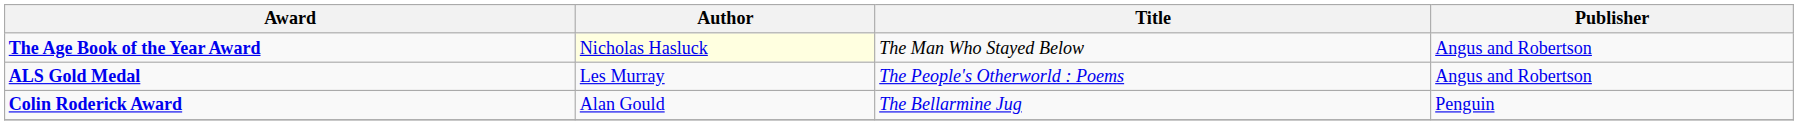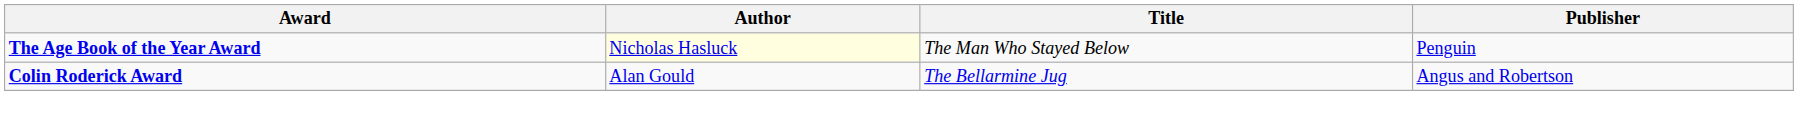(1514, 47) Angus and Robertson -> (1446, 47) Penguin
- row: (75, 76)
(1465, 104) Penguin -> (1495, 76) Angus and Robertson
